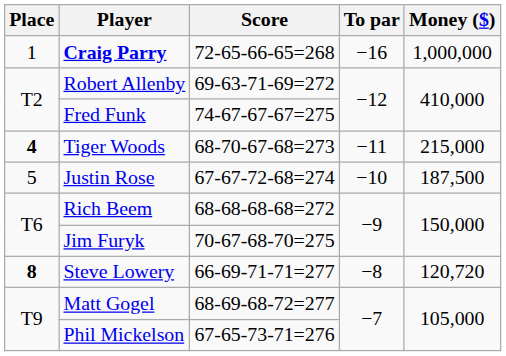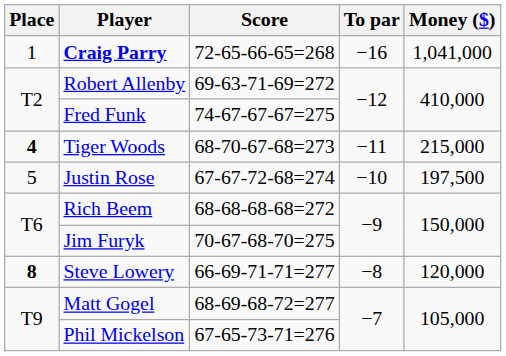(452, 51) 1,000,000 -> (452, 51) 1,041,000
(452, 177) 187,500 -> (452, 177) 197,500
(452, 271) 120,720 -> (452, 271) 120,000
